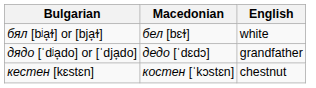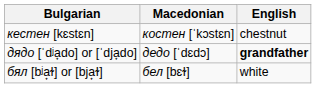rows swapped: (55, 33) <-> (51, 72)
(271, 53) normal -> (274, 53) bold
